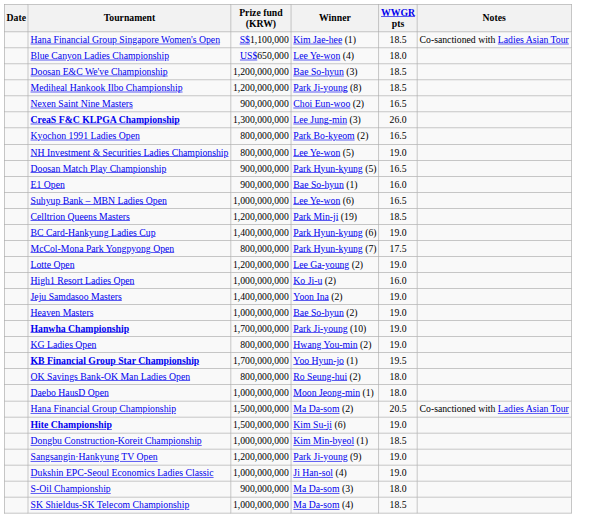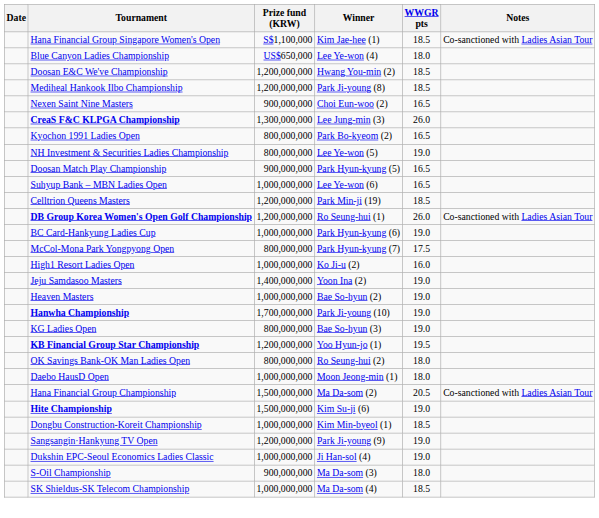(325, 72) Bae So-hyun (3) -> (356, 72) Hwang You-min (2)
- row: (48, 184)
+ row: (141, 216)
(261, 232) 1,400,000,000 -> (284, 232) 1,000,000,000
- row: (53, 264)
(332, 345) Hwang You-min (2) -> (349, 328) Bae So-hyun (3)
(261, 361) 1,700,000,000 -> (284, 345) 1,200,000,000
